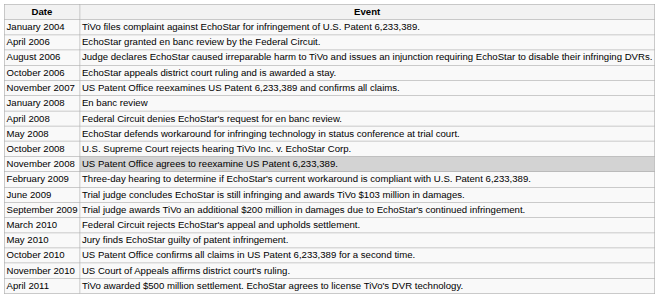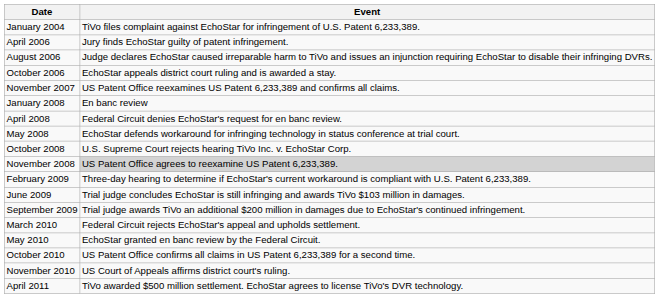(201, 42) EchoStar granted en banc review by the Federal Circuit. -> (185, 42) Jury finds EchoStar guilty of patent infringement.
(185, 240) Jury finds EchoStar guilty of patent infringement. -> (201, 240) EchoStar granted en banc review by the Federal Circuit.
